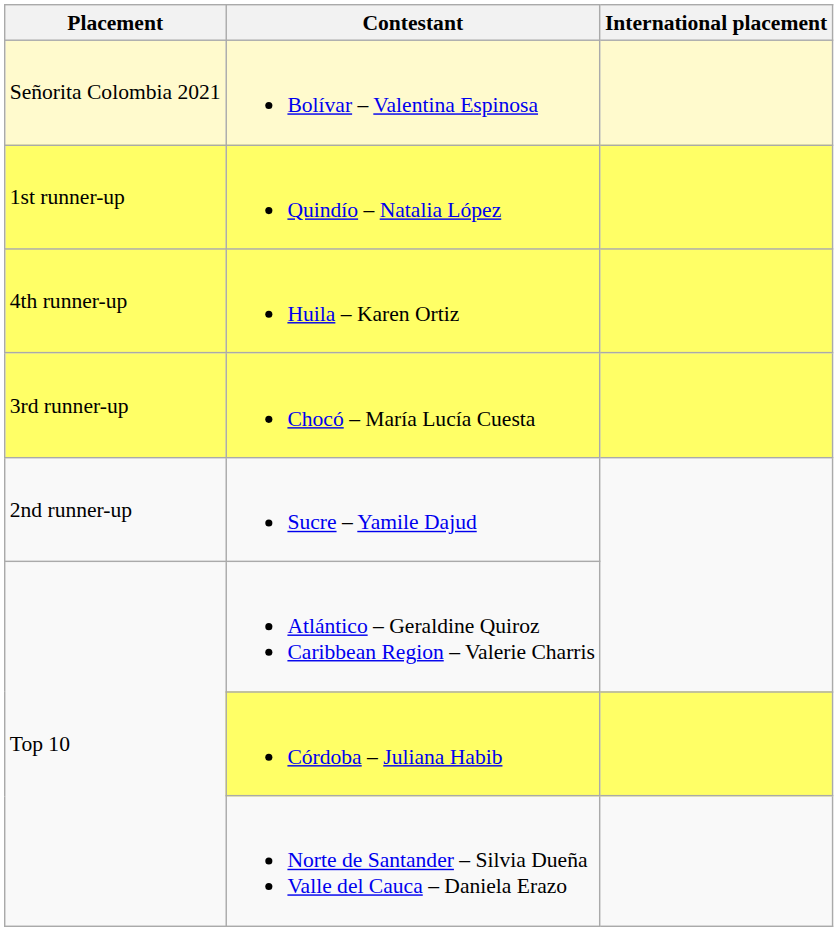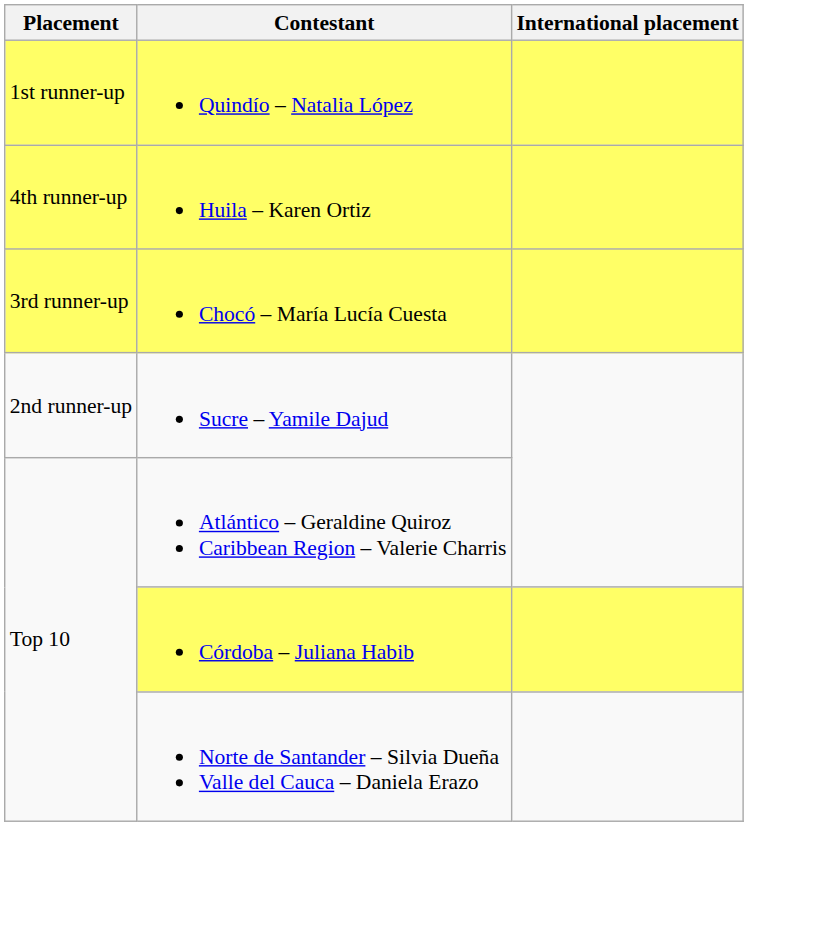- row: (413, 105)
